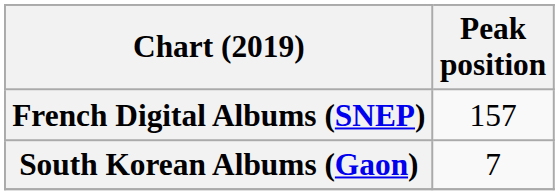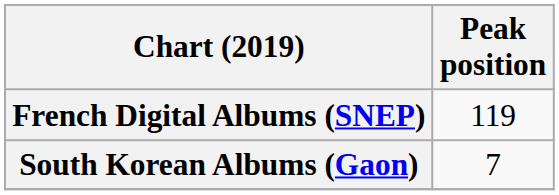(493, 114) 157 -> (493, 114) 119
